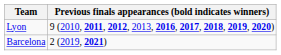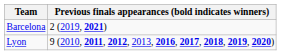rows swapped: (26, 42) <-> (16, 27)
